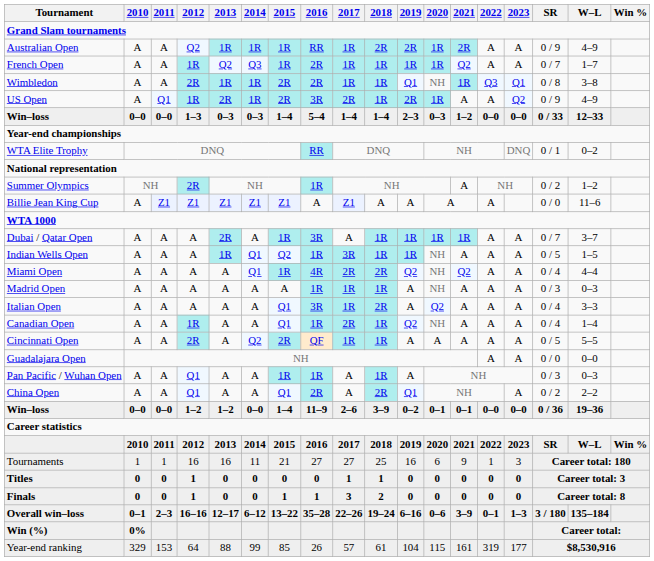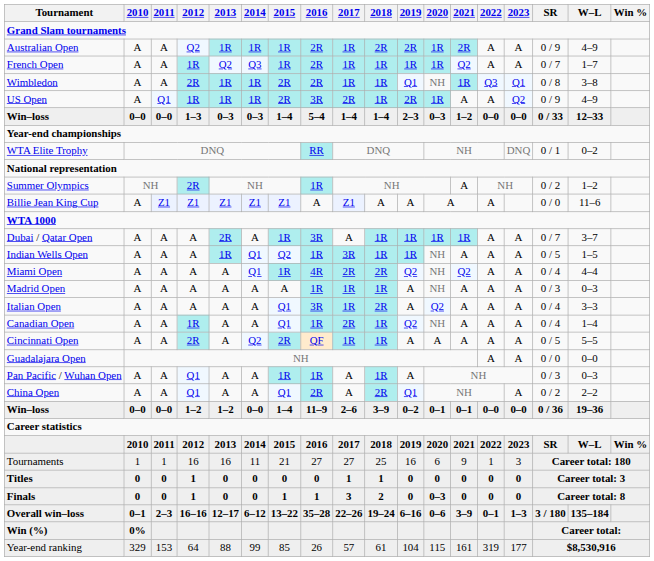(317, 47) RR -> (317, 47) 2R
(225, 99) 2R -> (225, 99) 1R
(437, 496) 0 -> (437, 496) 0–3
